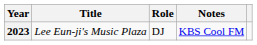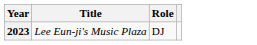- column: (211, 13)
